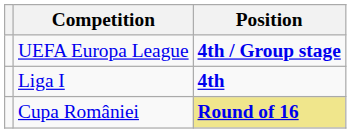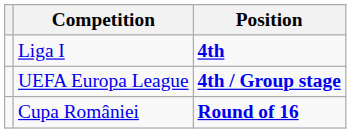rows swapped: (103, 50) <-> (41, 81)
(248, 111) khaki background -> (248, 111) no background
